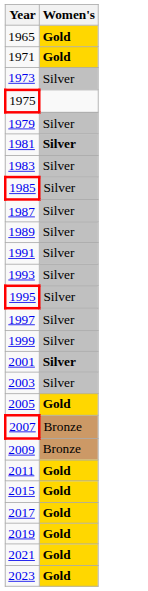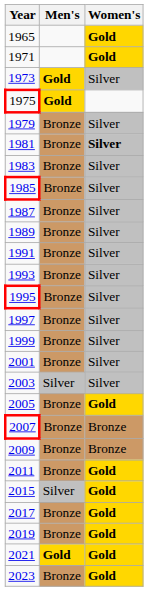+ column: (62, 15)
(59, 361) bold -> (104, 361) normal
